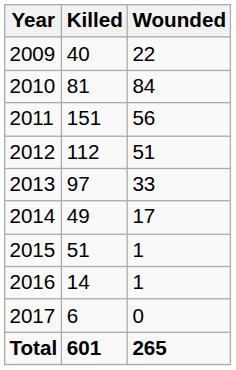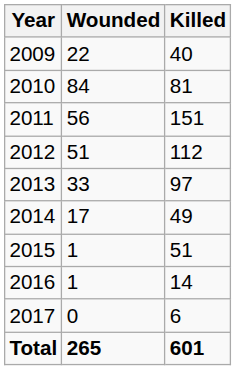columns swapped: (95, 20) <-> (179, 20)
